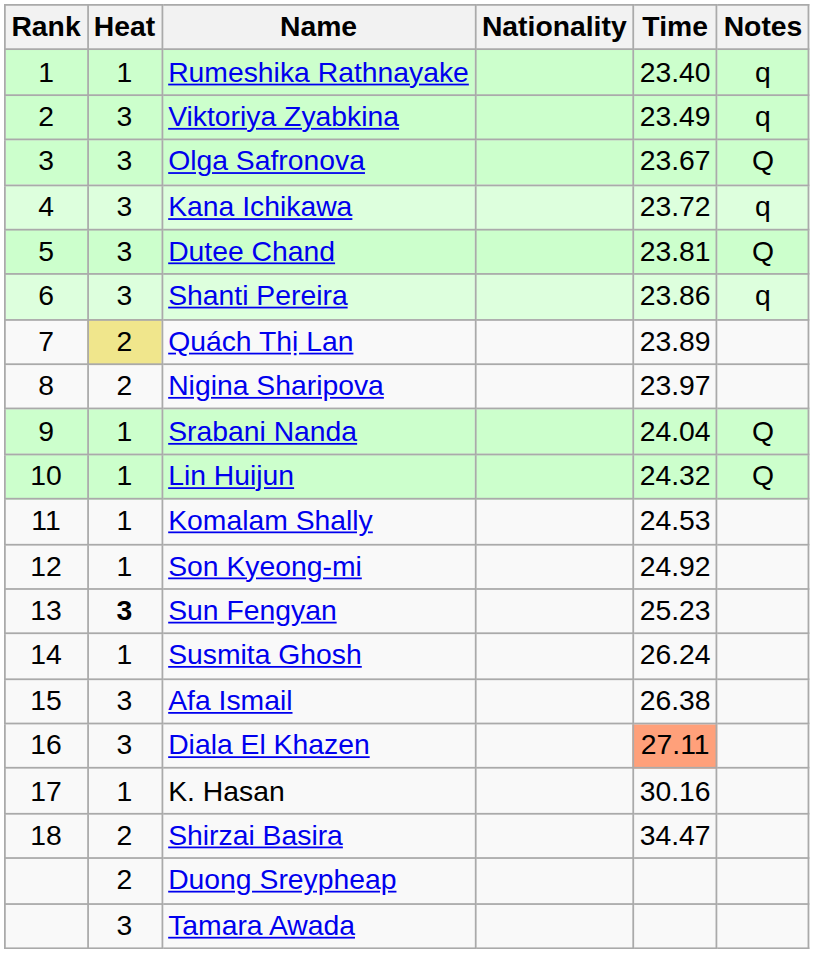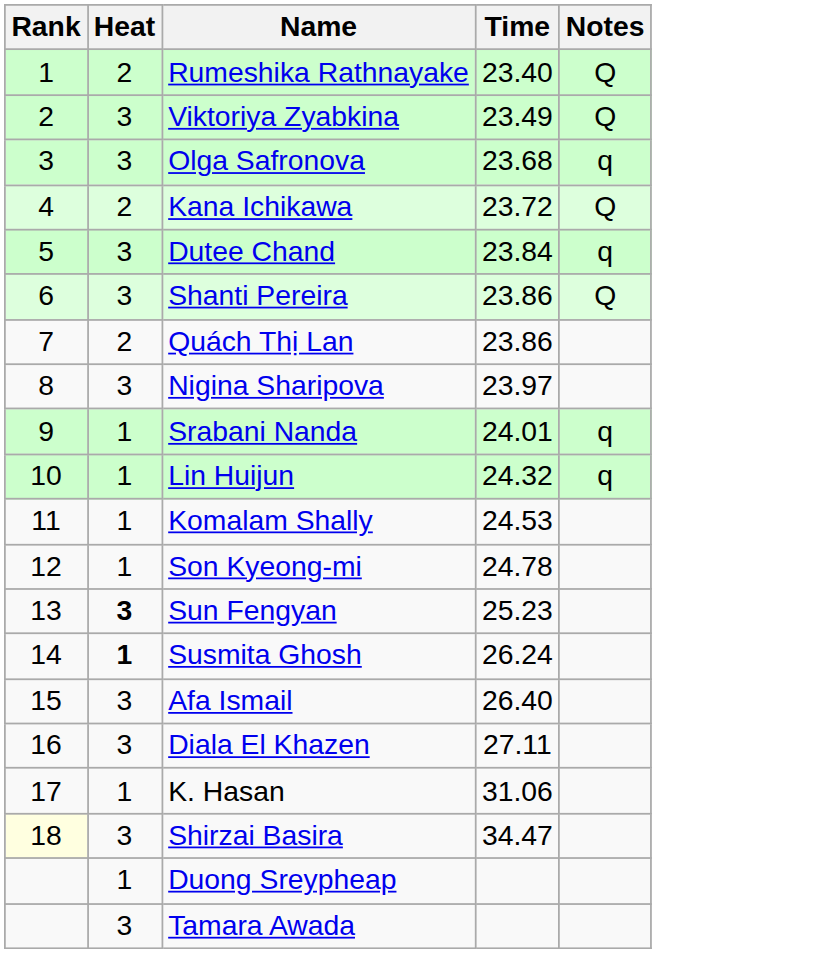- column: (554, 26)
(124, 71) 1 -> (124, 71) 2
(763, 71) q -> (605, 71) Q
(763, 116) q -> (605, 116) Q
(675, 161) 23.67 -> (517, 161) 23.68
(763, 161) Q -> (605, 161) q
(124, 206) 3 -> (124, 206) 2
(763, 206) q -> (605, 206) Q
(675, 251) 23.81 -> (517, 251) 23.84
(763, 251) Q -> (605, 251) q
(763, 296) q -> (605, 296) Q
(124, 341) khaki background -> (124, 341) no background
(675, 341) 23.89 -> (517, 341) 23.86
(124, 386) 2 -> (124, 386) 3
(675, 431) 24.04 -> (517, 431) 24.01
(763, 431) Q -> (605, 431) q
(763, 476) Q -> (605, 476) q
(675, 565) 24.92 -> (517, 565) 24.78
(124, 655) normal -> (124, 655) bold
(675, 700) 26.38 -> (517, 700) 26.40
(675, 745) lightsalmon background -> (517, 745) no background
(675, 790) 30.16 -> (517, 790) 31.06
(46, 835) no background -> (46, 835) lightyellow background
(124, 835) 2 -> (124, 835) 3
(124, 880) 2 -> (124, 880) 1
